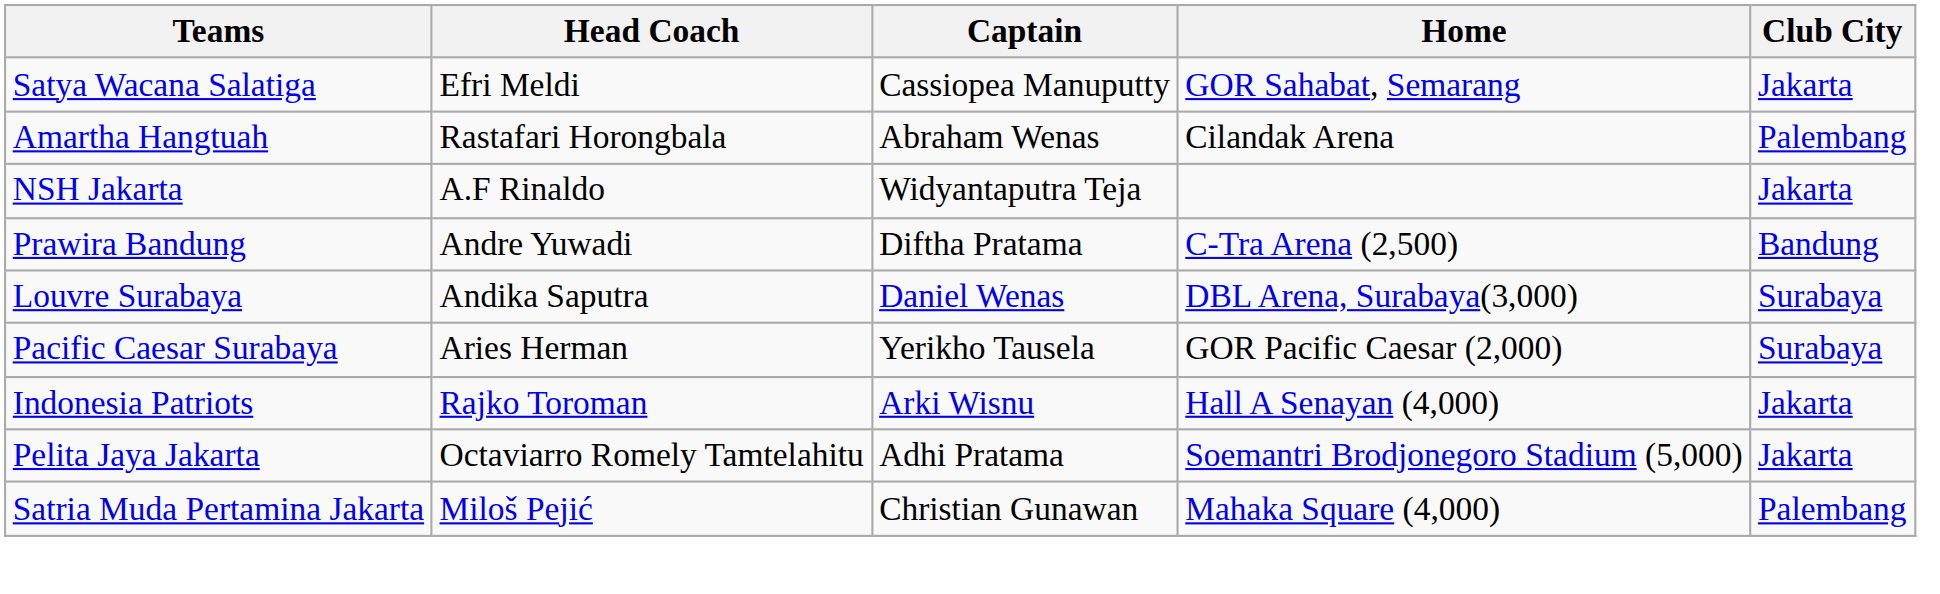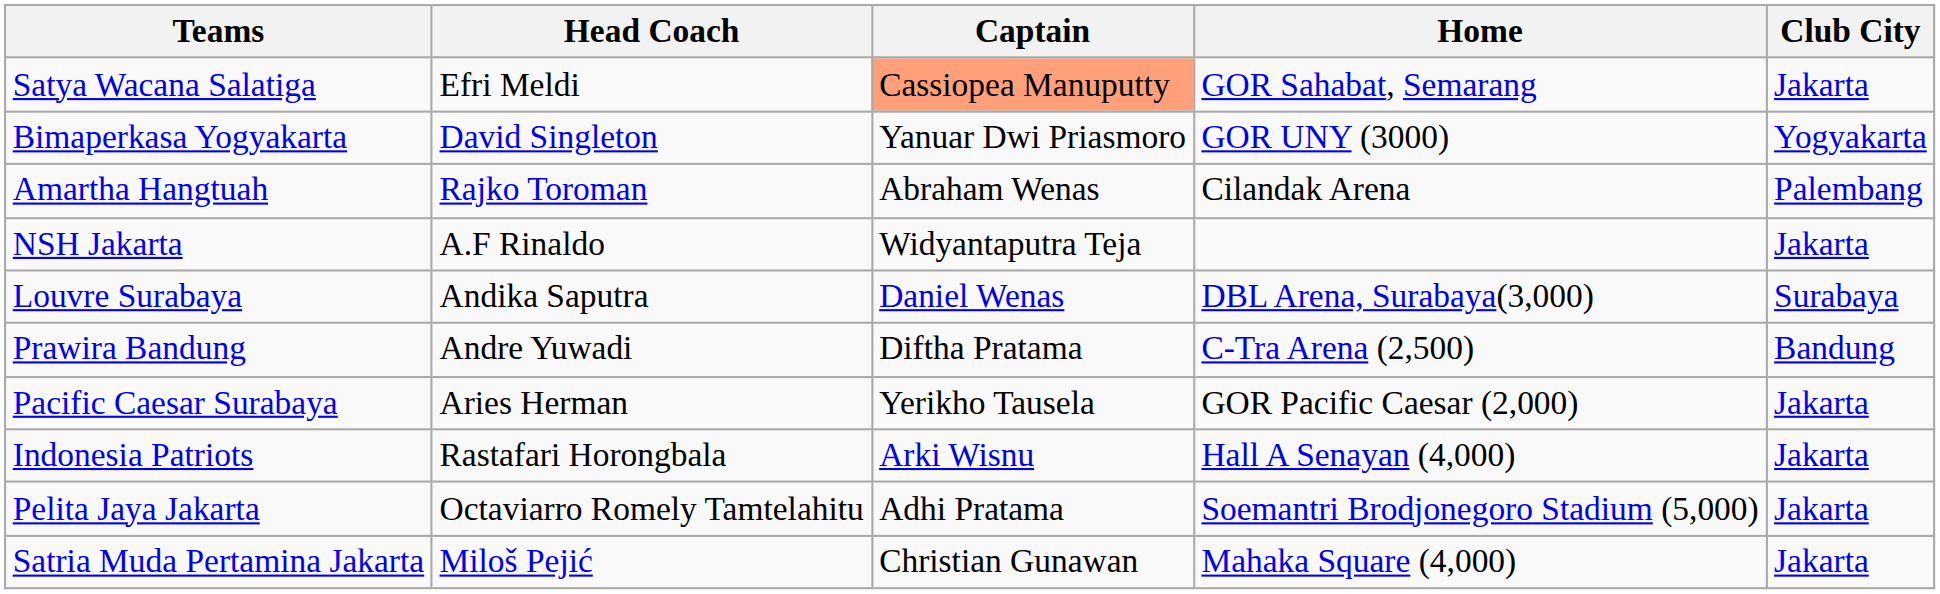(1025, 84) no background -> (1025, 84) lightsalmon background
+ row: (180, 137)
(583, 137) Rastafari Horongbala -> (543, 190) Rajko Toroman
rows swapped: (127, 296) <-> (129, 243)
(1820, 349) Surabaya -> (1821, 402) Jakarta
(543, 402) Rajko Toroman -> (583, 455) Rastafari Horongbala
(1832, 508) Palembang -> (1821, 561) Jakarta
